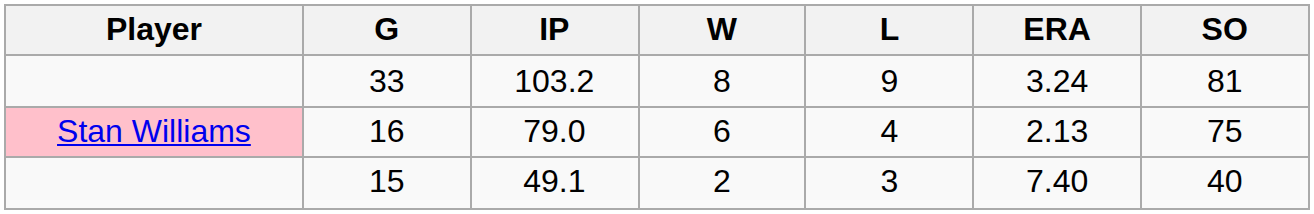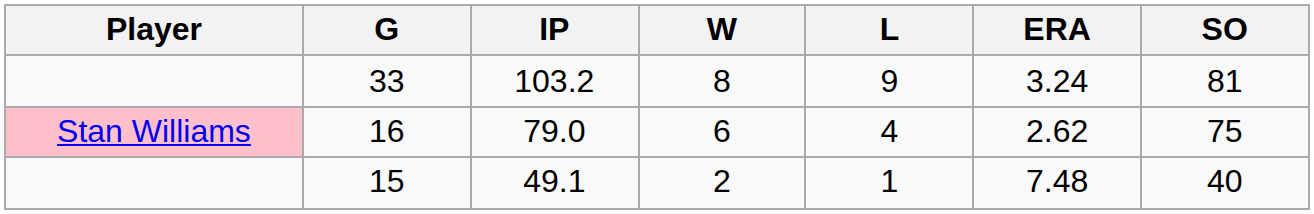(1057, 131) 2.13 -> (1057, 131) 2.62
(889, 182) 3 -> (889, 182) 1
(1057, 182) 7.40 -> (1057, 182) 7.48
